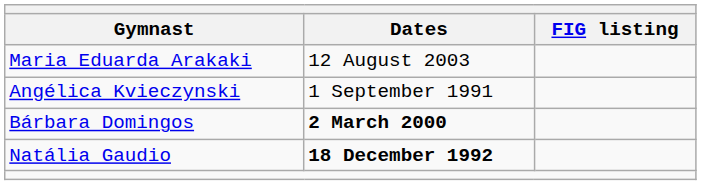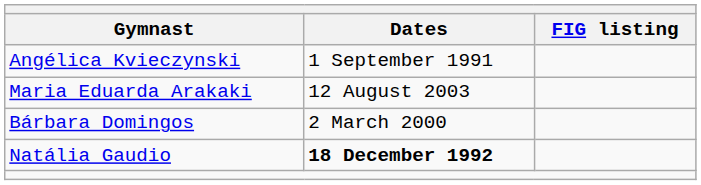rows swapped: (131, 61) <-> (125, 92)
(378, 124) bold -> (378, 124) normal
